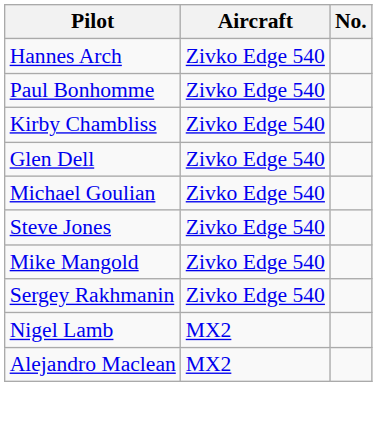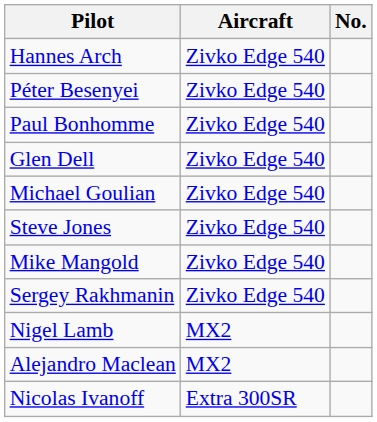+ row: (74, 90)
- row: (83, 124)
+ row: (77, 398)
